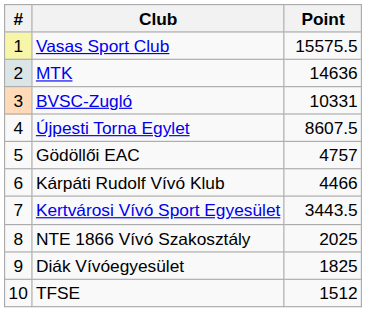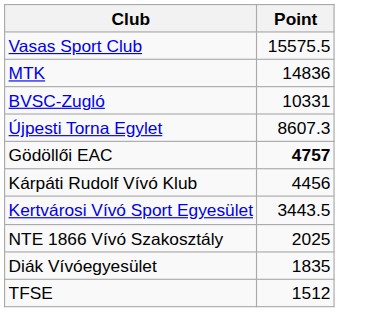- column: (18, 18)
(334, 73) 14636 -> (306, 73) 14836
(331, 128) 8607.5 -> (304, 128) 8607.3
(338, 156) normal -> (311, 156) bold
(338, 183) 4466 -> (311, 183) 4456
(338, 265) 1825 -> (311, 265) 1835
